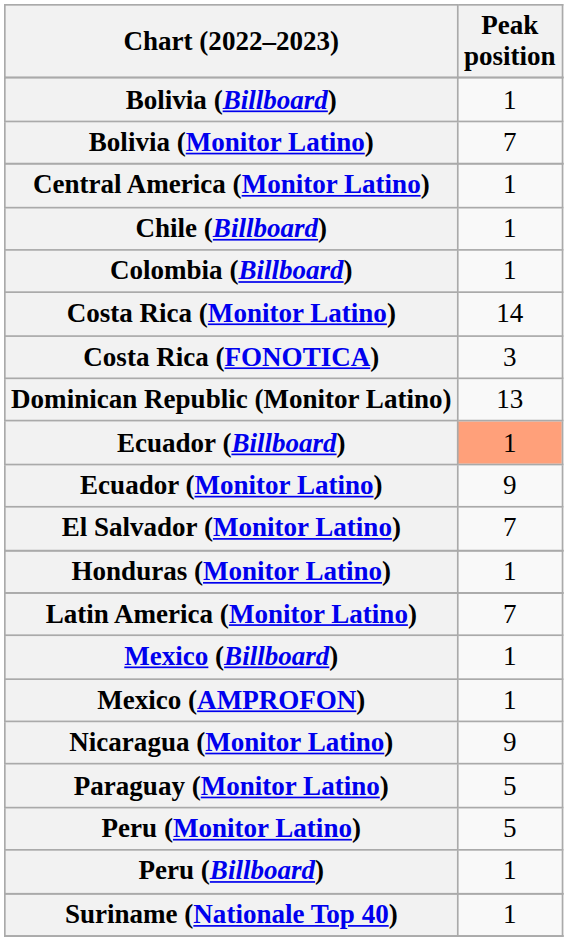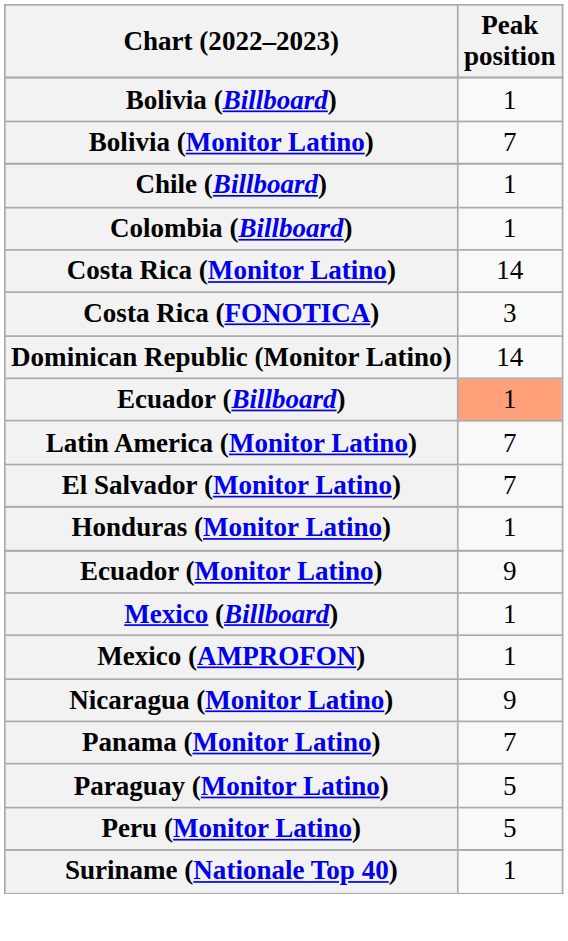- row: (231, 185)
(510, 399) 13 -> (510, 356) 14
rows swapped: (231, 485) <-> (231, 613)
+ row: (231, 742)
- row: (231, 871)
